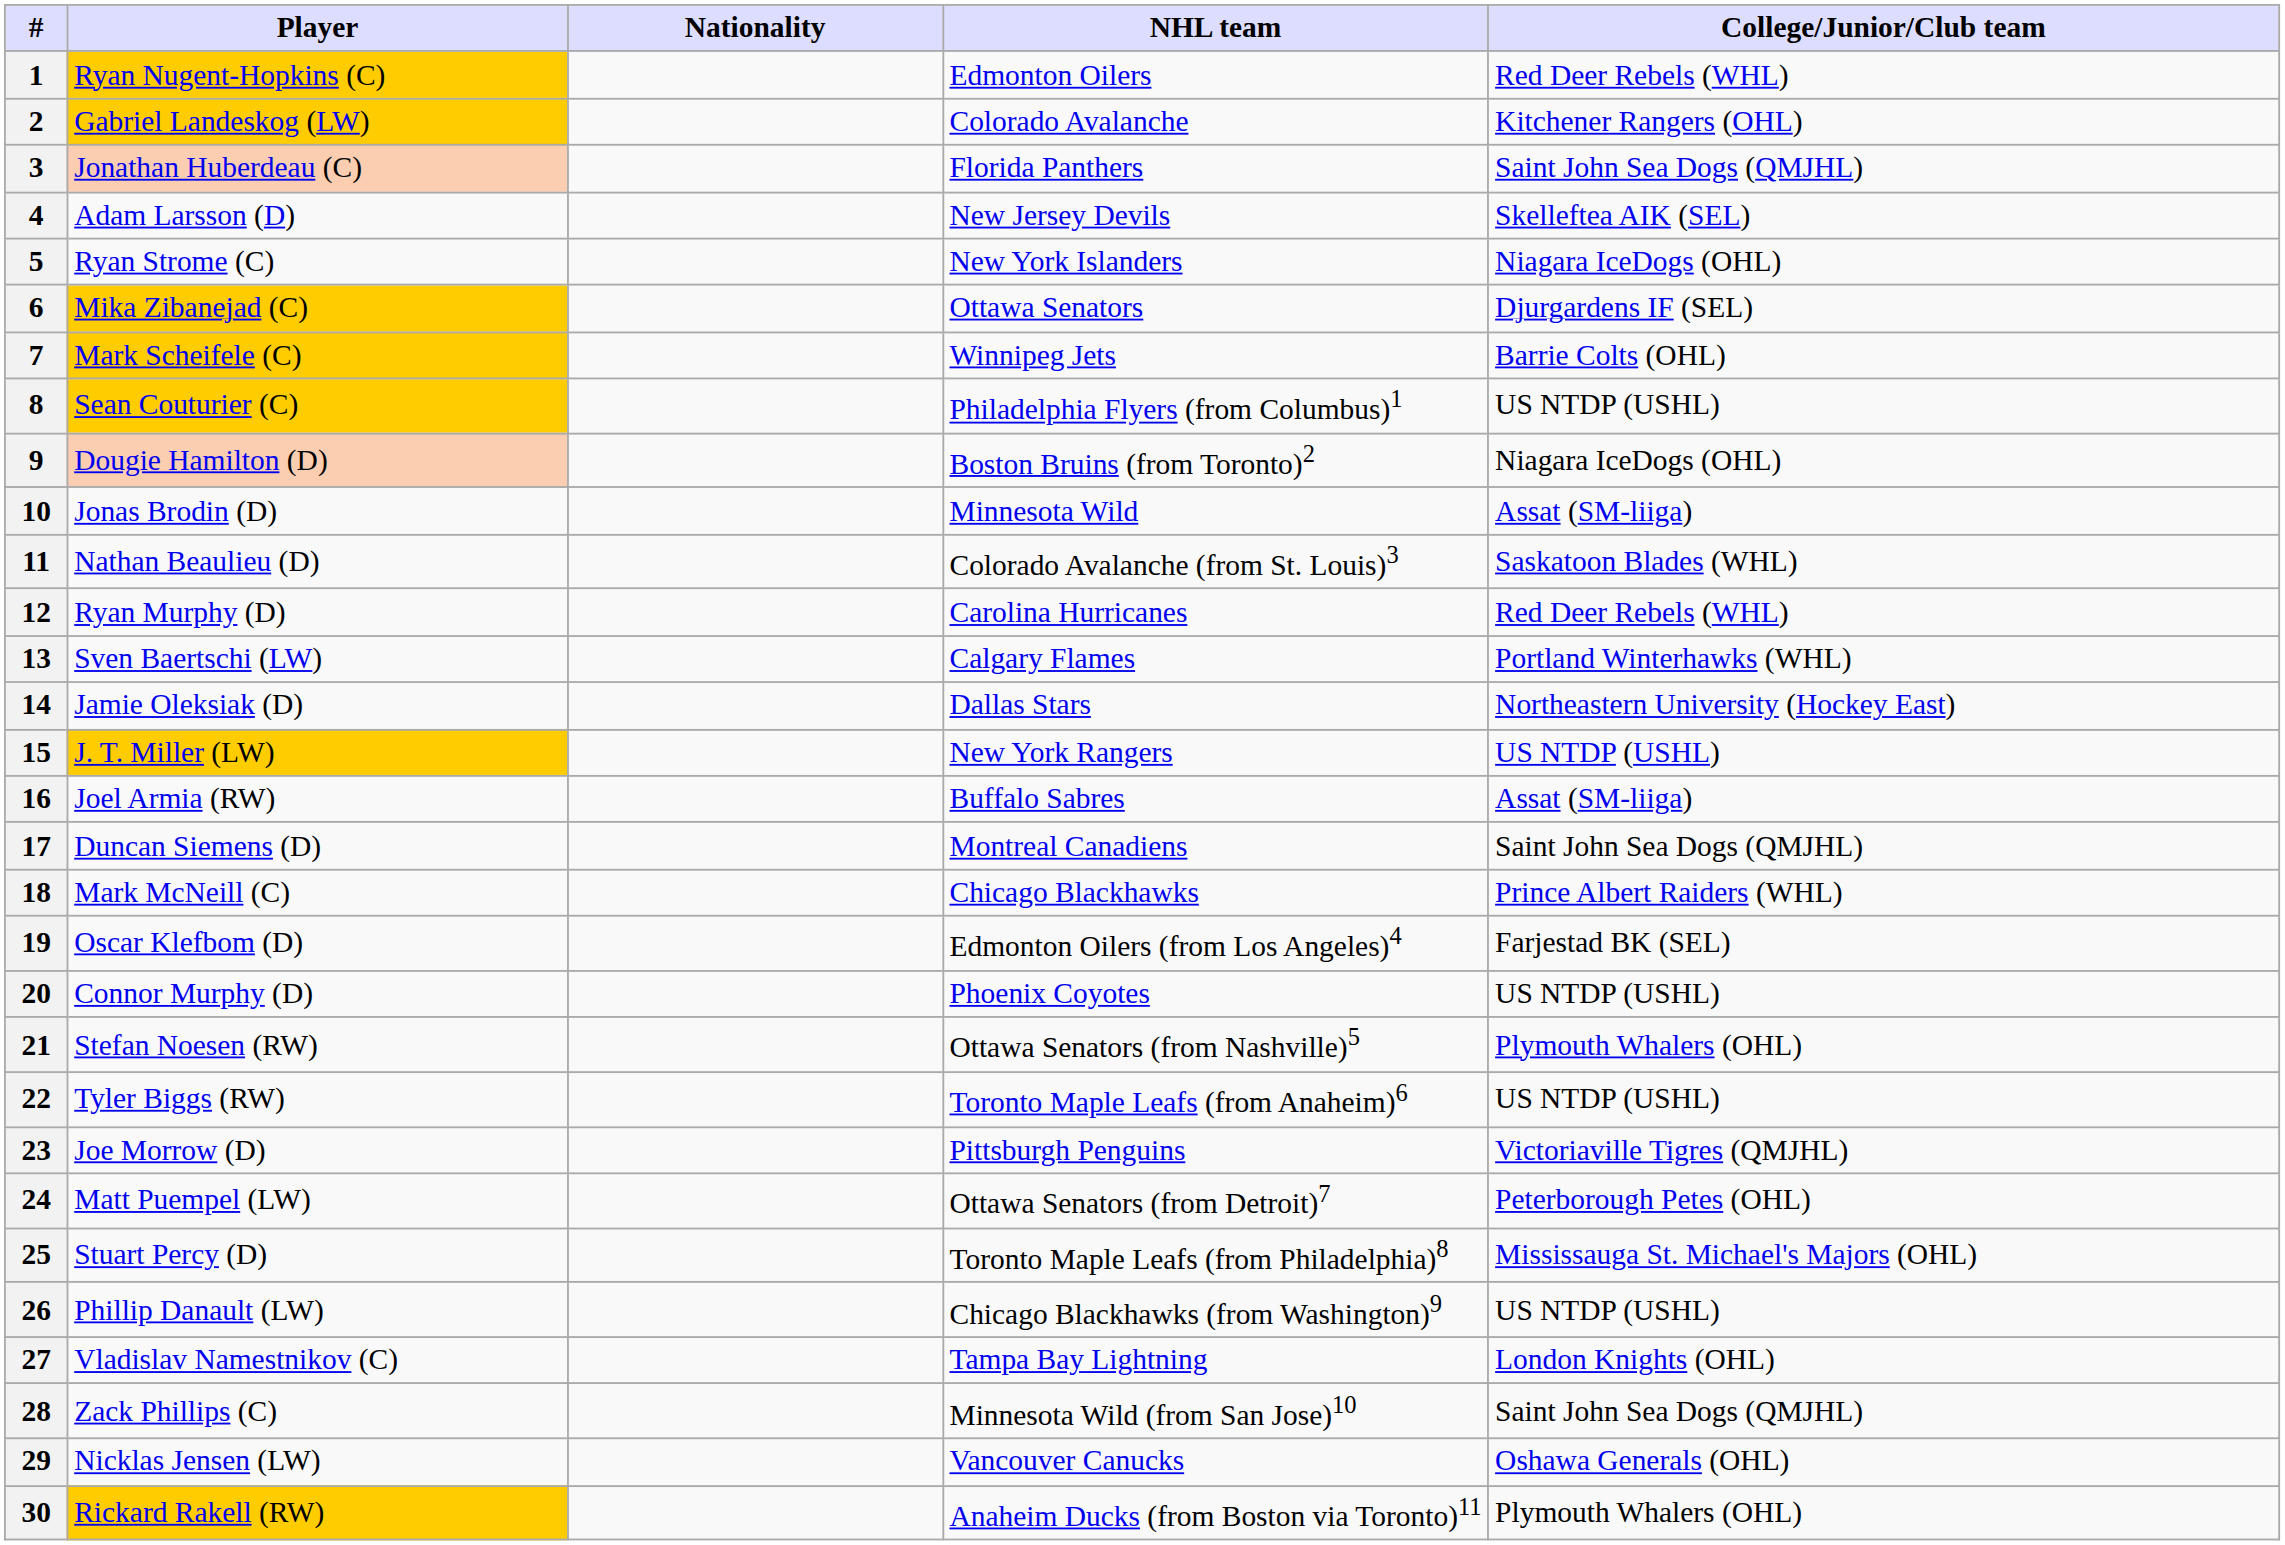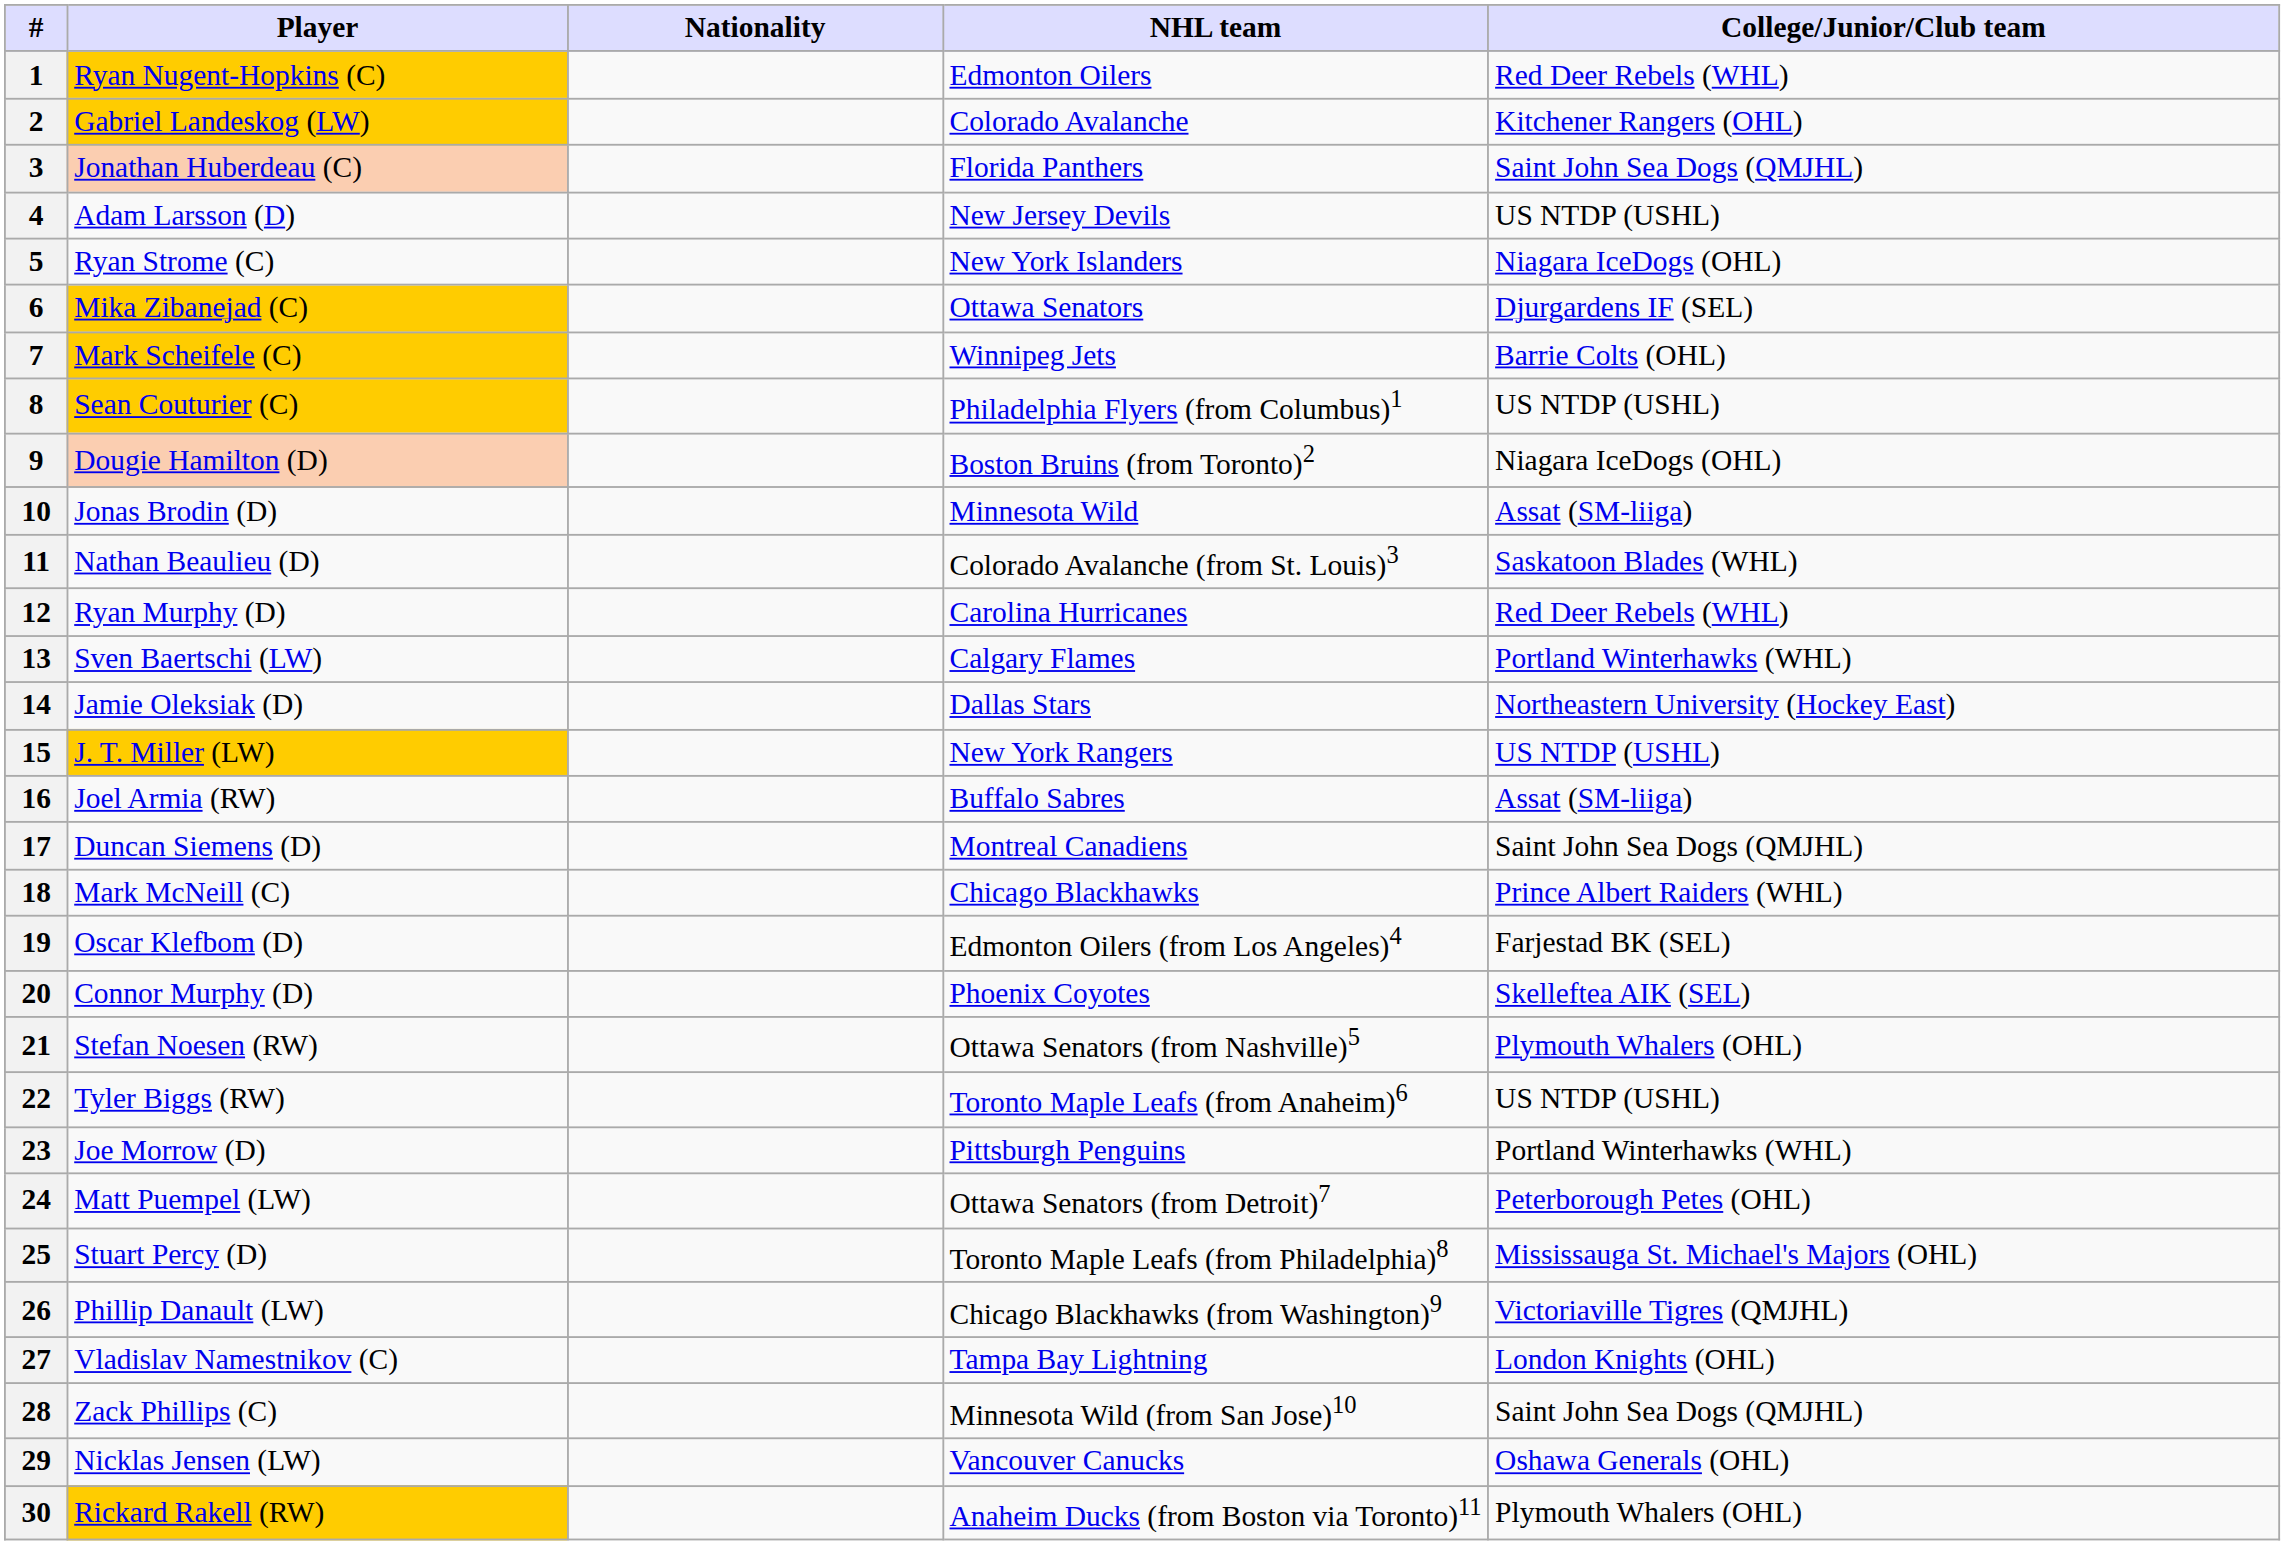(1623, 214) Skelleftea AIK (SEL) -> (1607, 214) US NTDP (USHL)
(1607, 993) US NTDP (USHL) -> (1623, 993) Skelleftea AIK (SEL)
(1672, 1149) Victoriaville Tigres (QMJHL) -> (1673, 1149) Portland Winterhawks (WHL)
(1607, 1309) US NTDP (USHL) -> (1672, 1309) Victoriaville Tigres (QMJHL)
